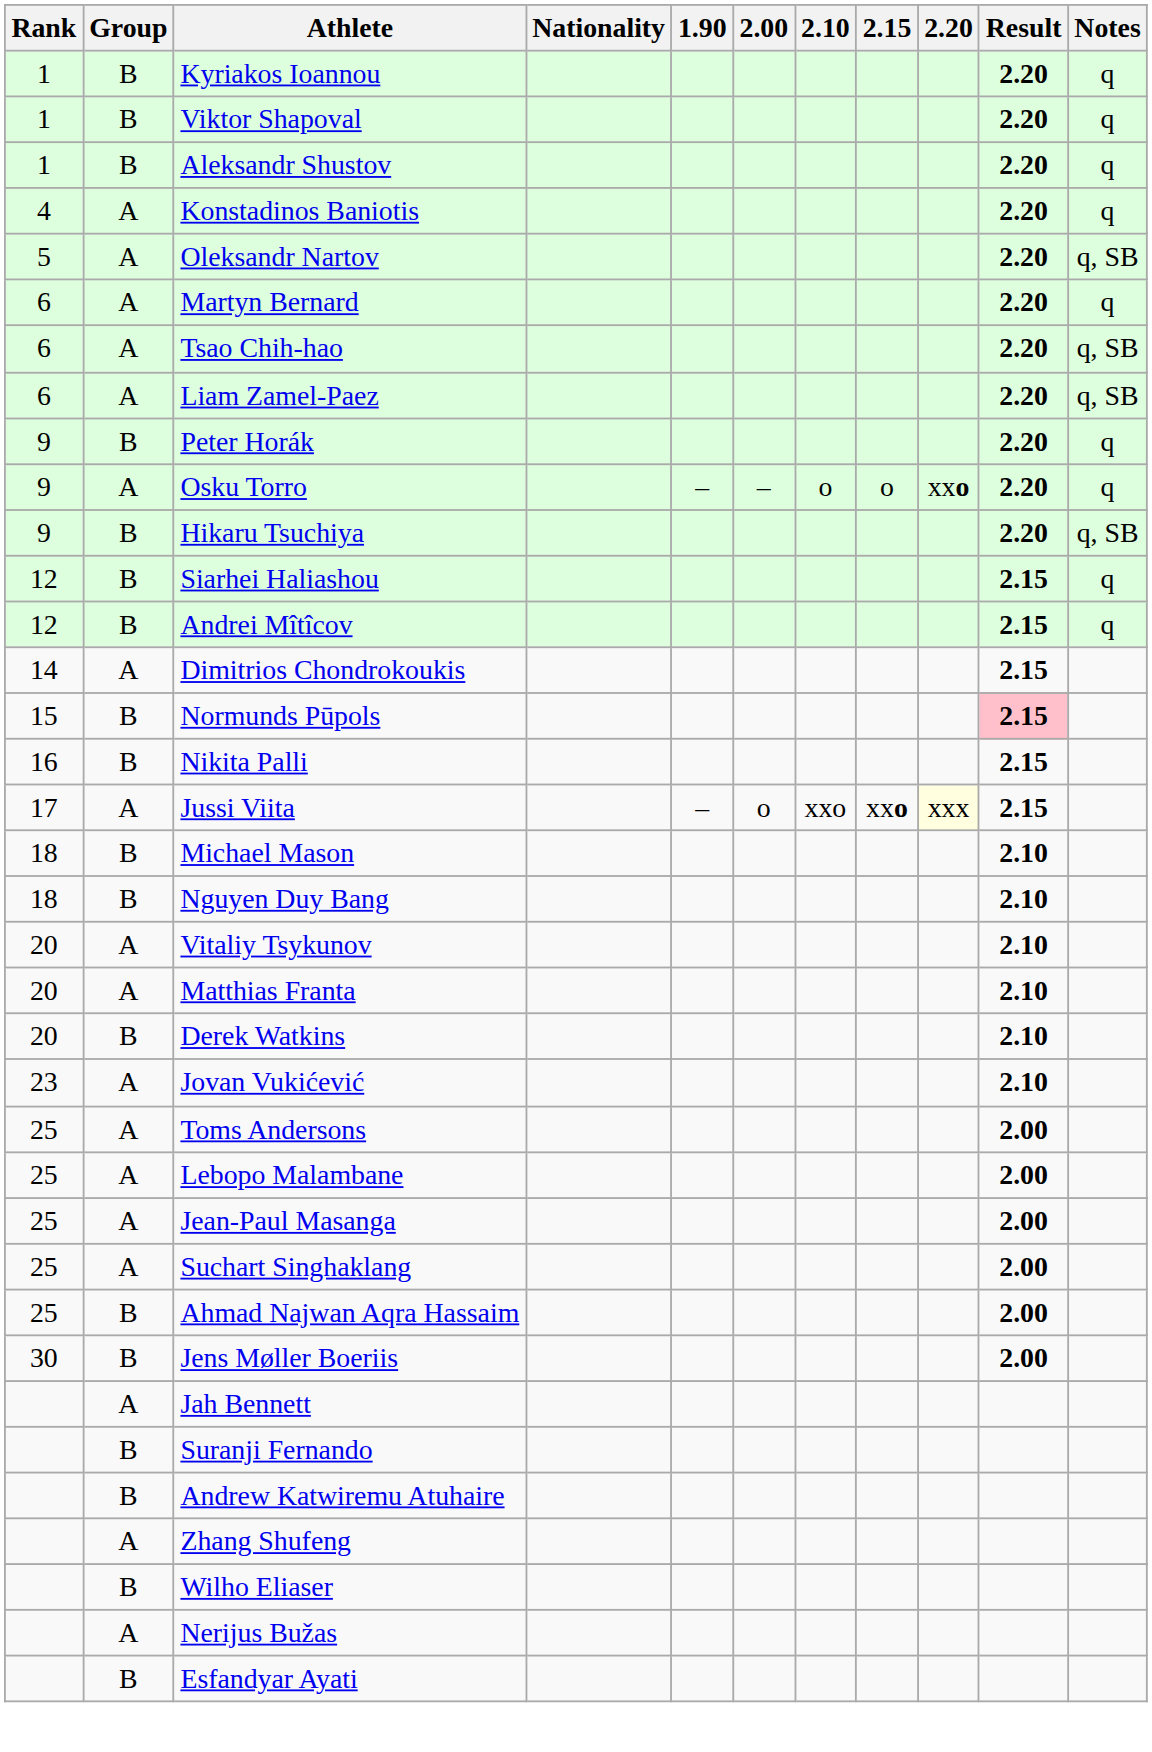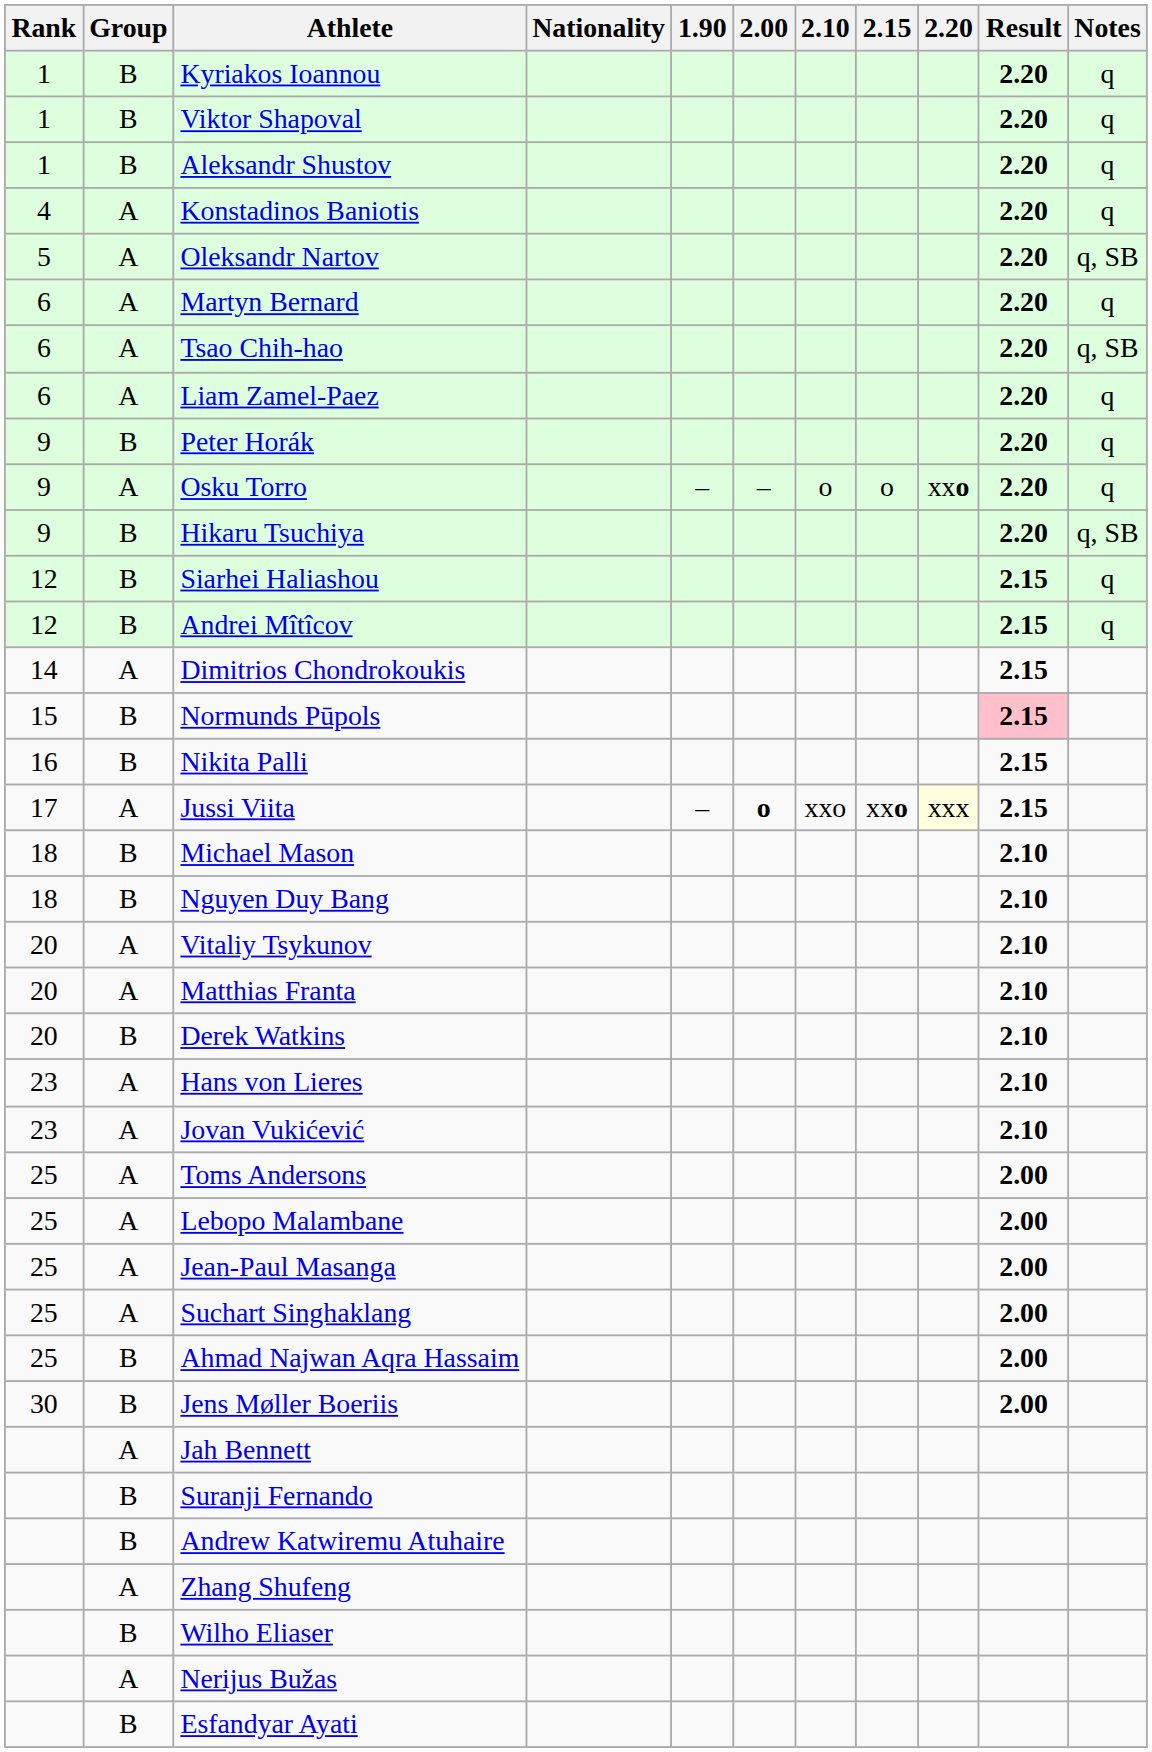(1108, 394) q, SB -> (1108, 394) q
(764, 807) normal -> (764, 807) bold
+ row: (272, 1082)
